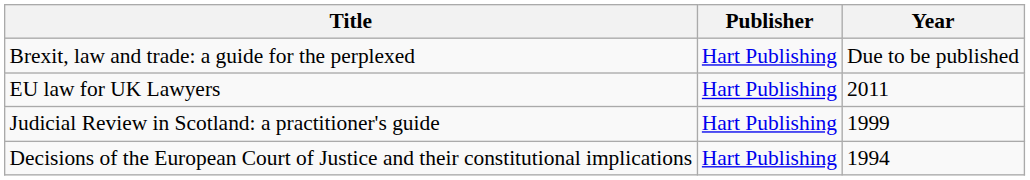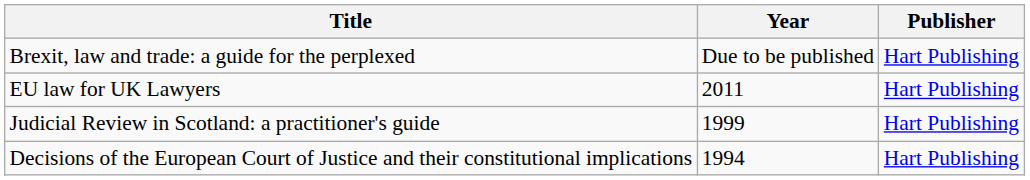columns swapped: (769, 21) <-> (933, 21)
